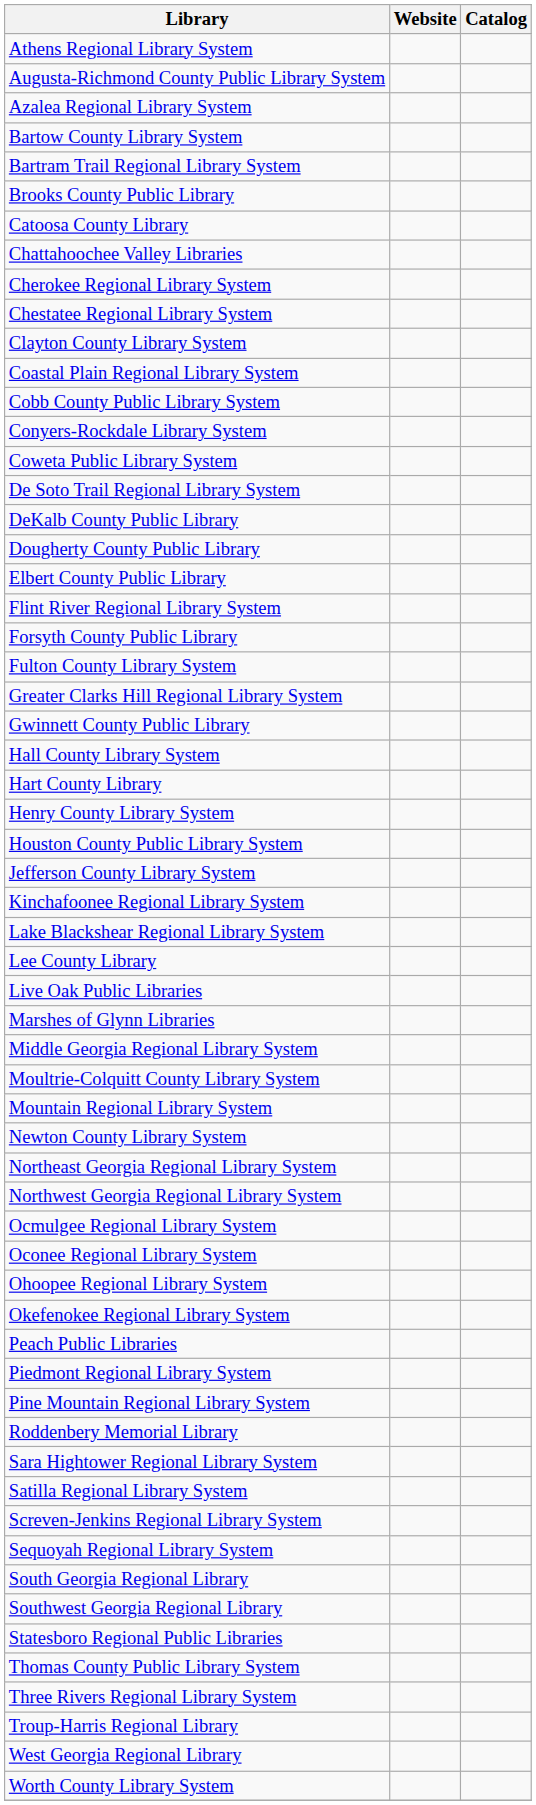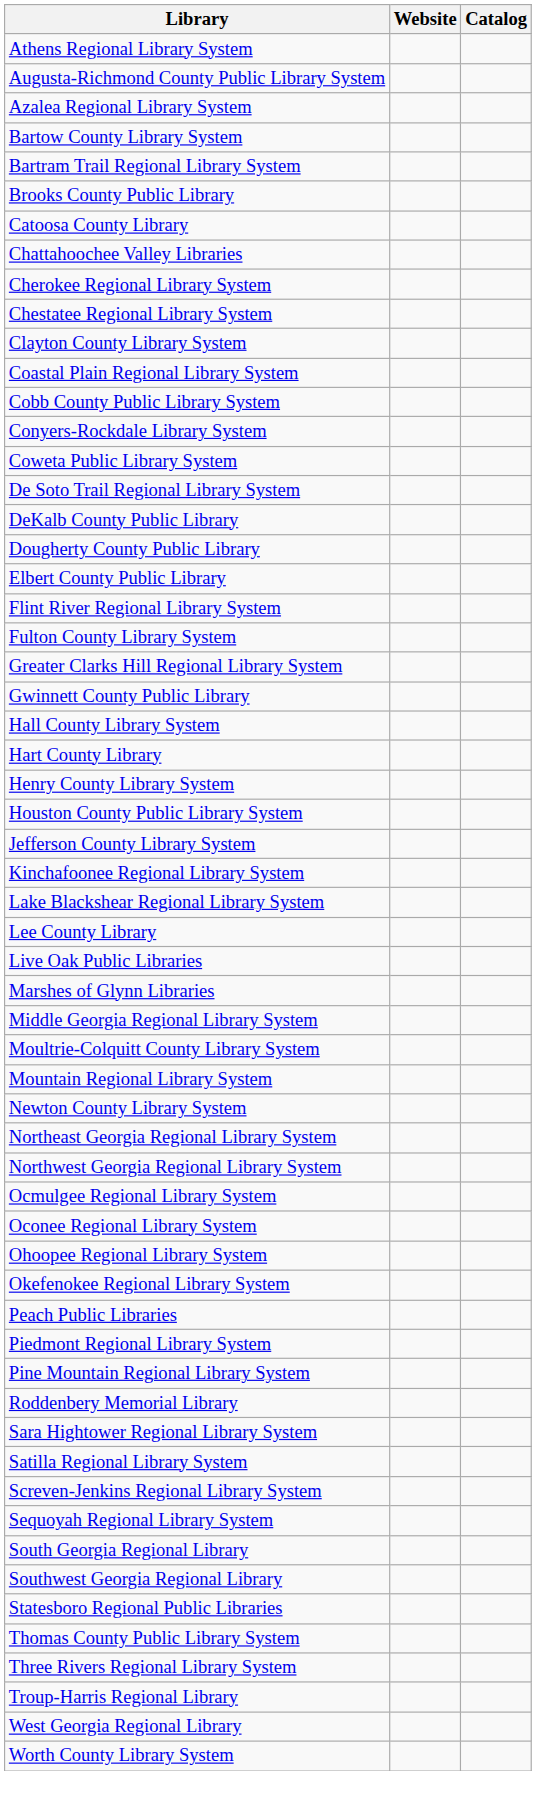- row: (123, 637)
